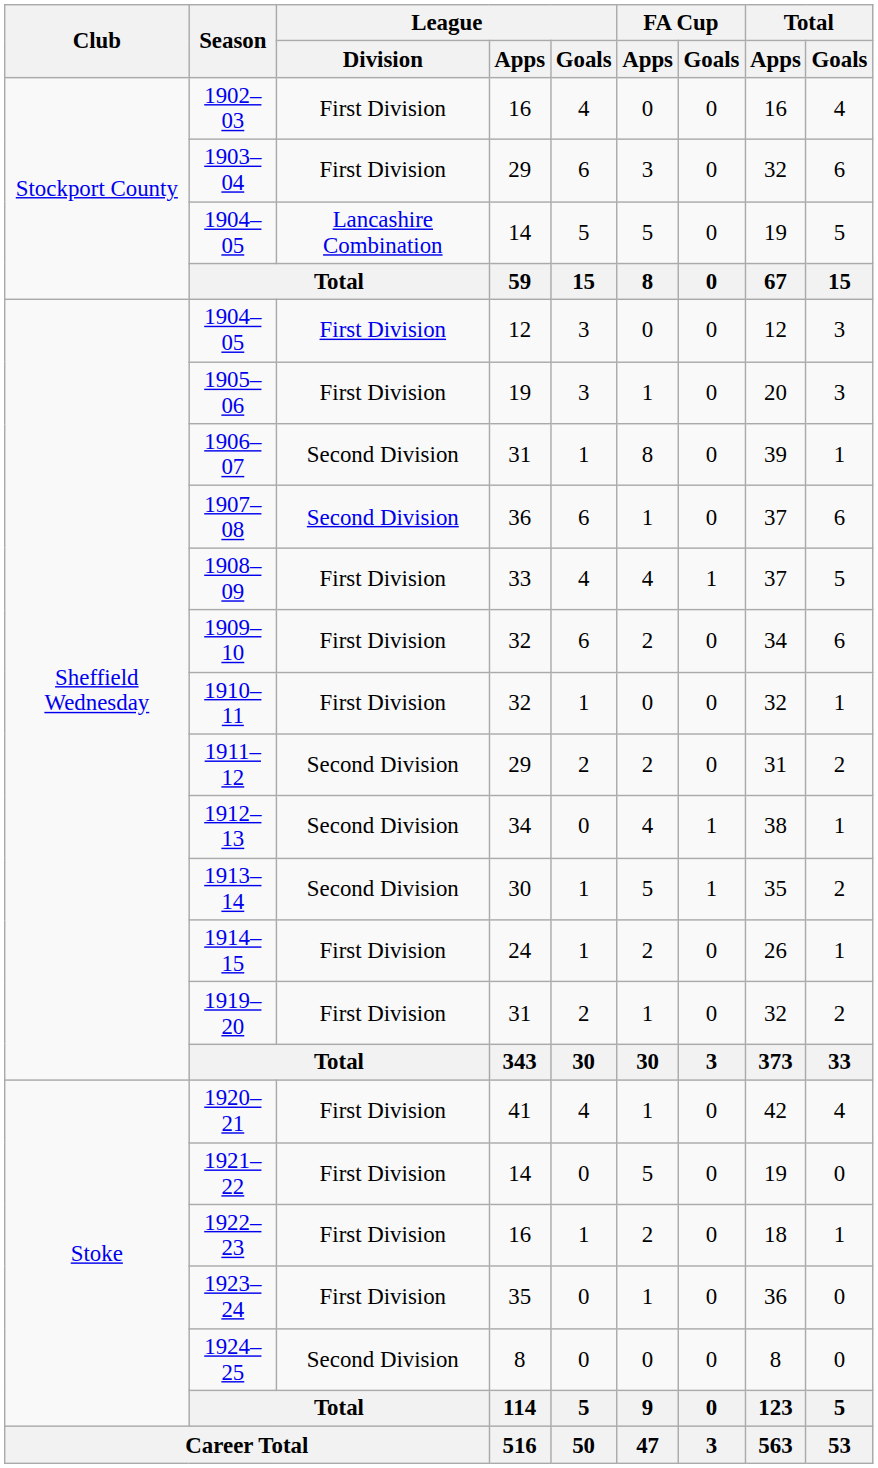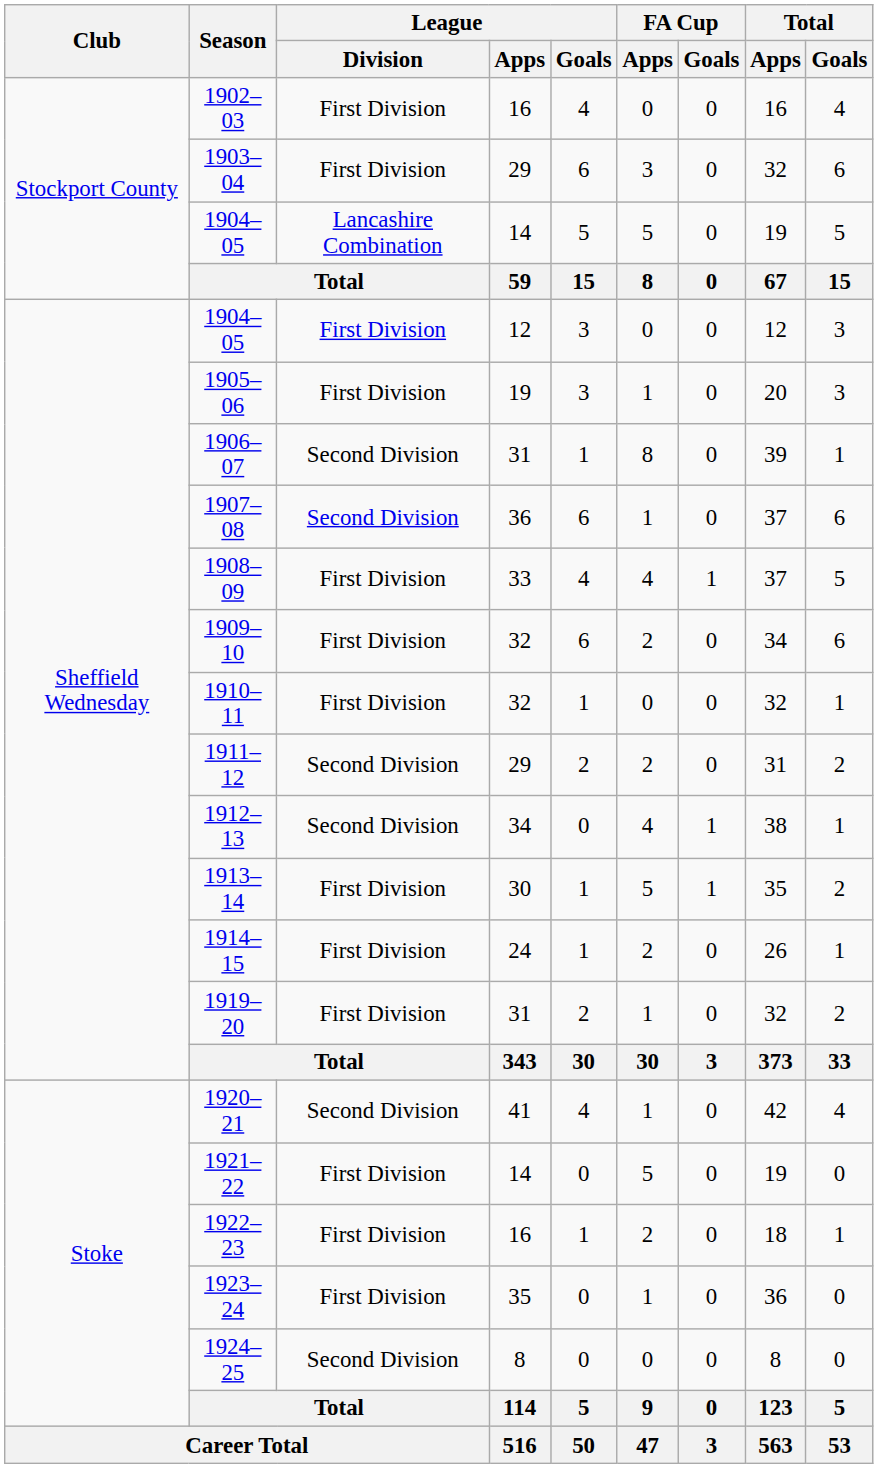(383, 888) Second Division -> (383, 888) First Division
(383, 1111) First Division -> (383, 1111) Second Division
